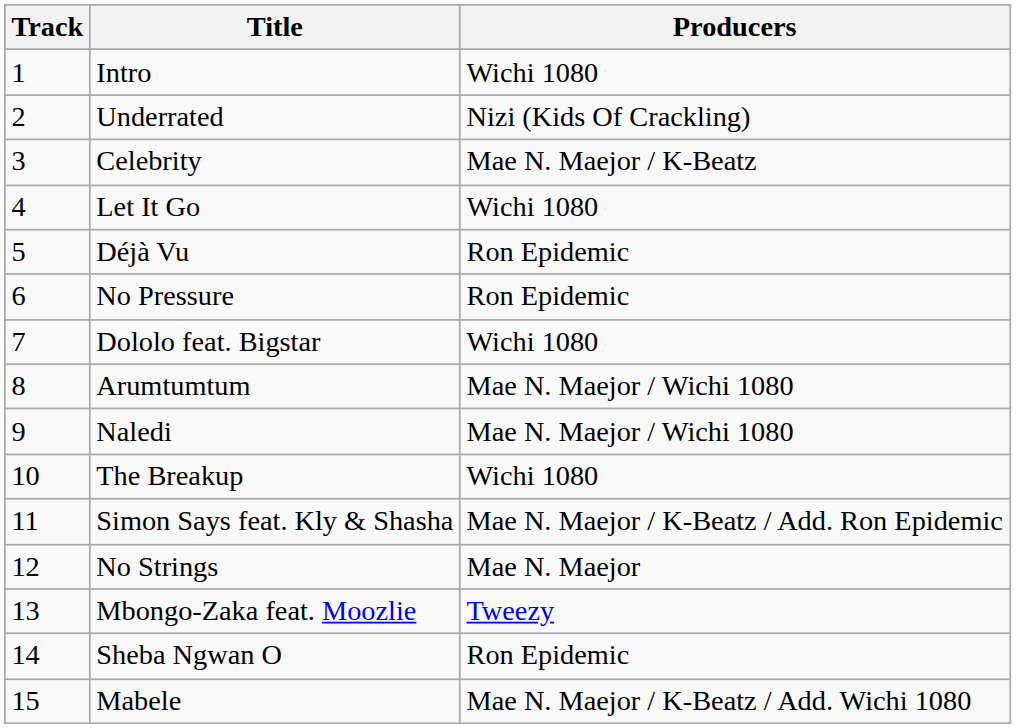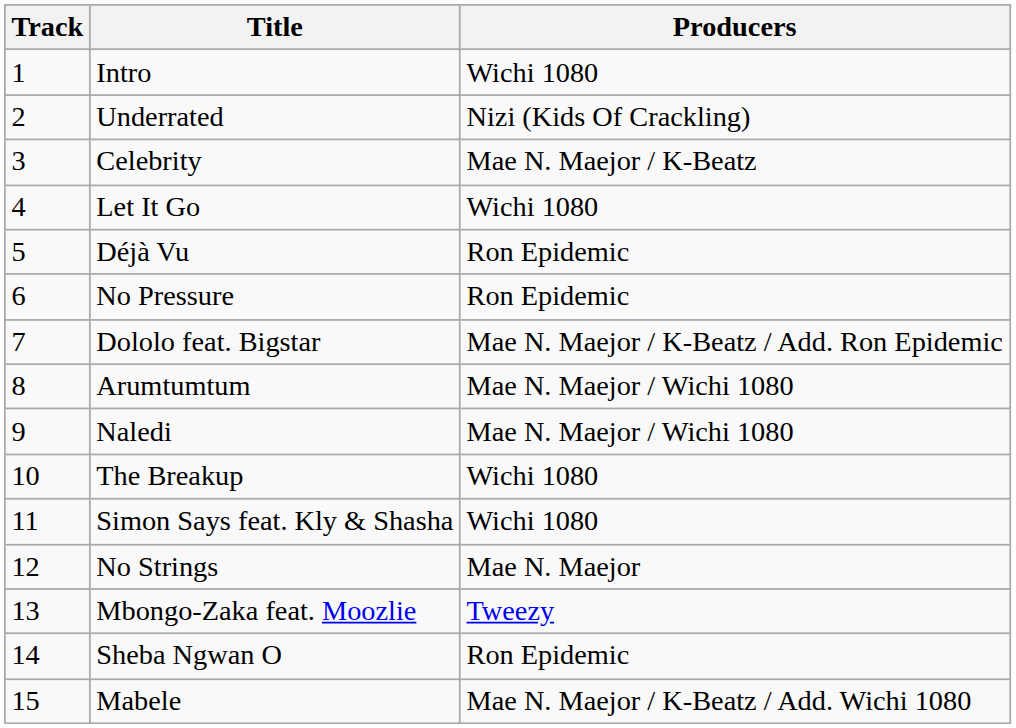(532, 341) Wichi 1080 -> (735, 341) Mae N. Maejor / K-Beatz / Add. Ron Epidemic
(735, 521) Mae N. Maejor / K-Beatz / Add. Ron Epidemic -> (532, 521) Wichi 1080
